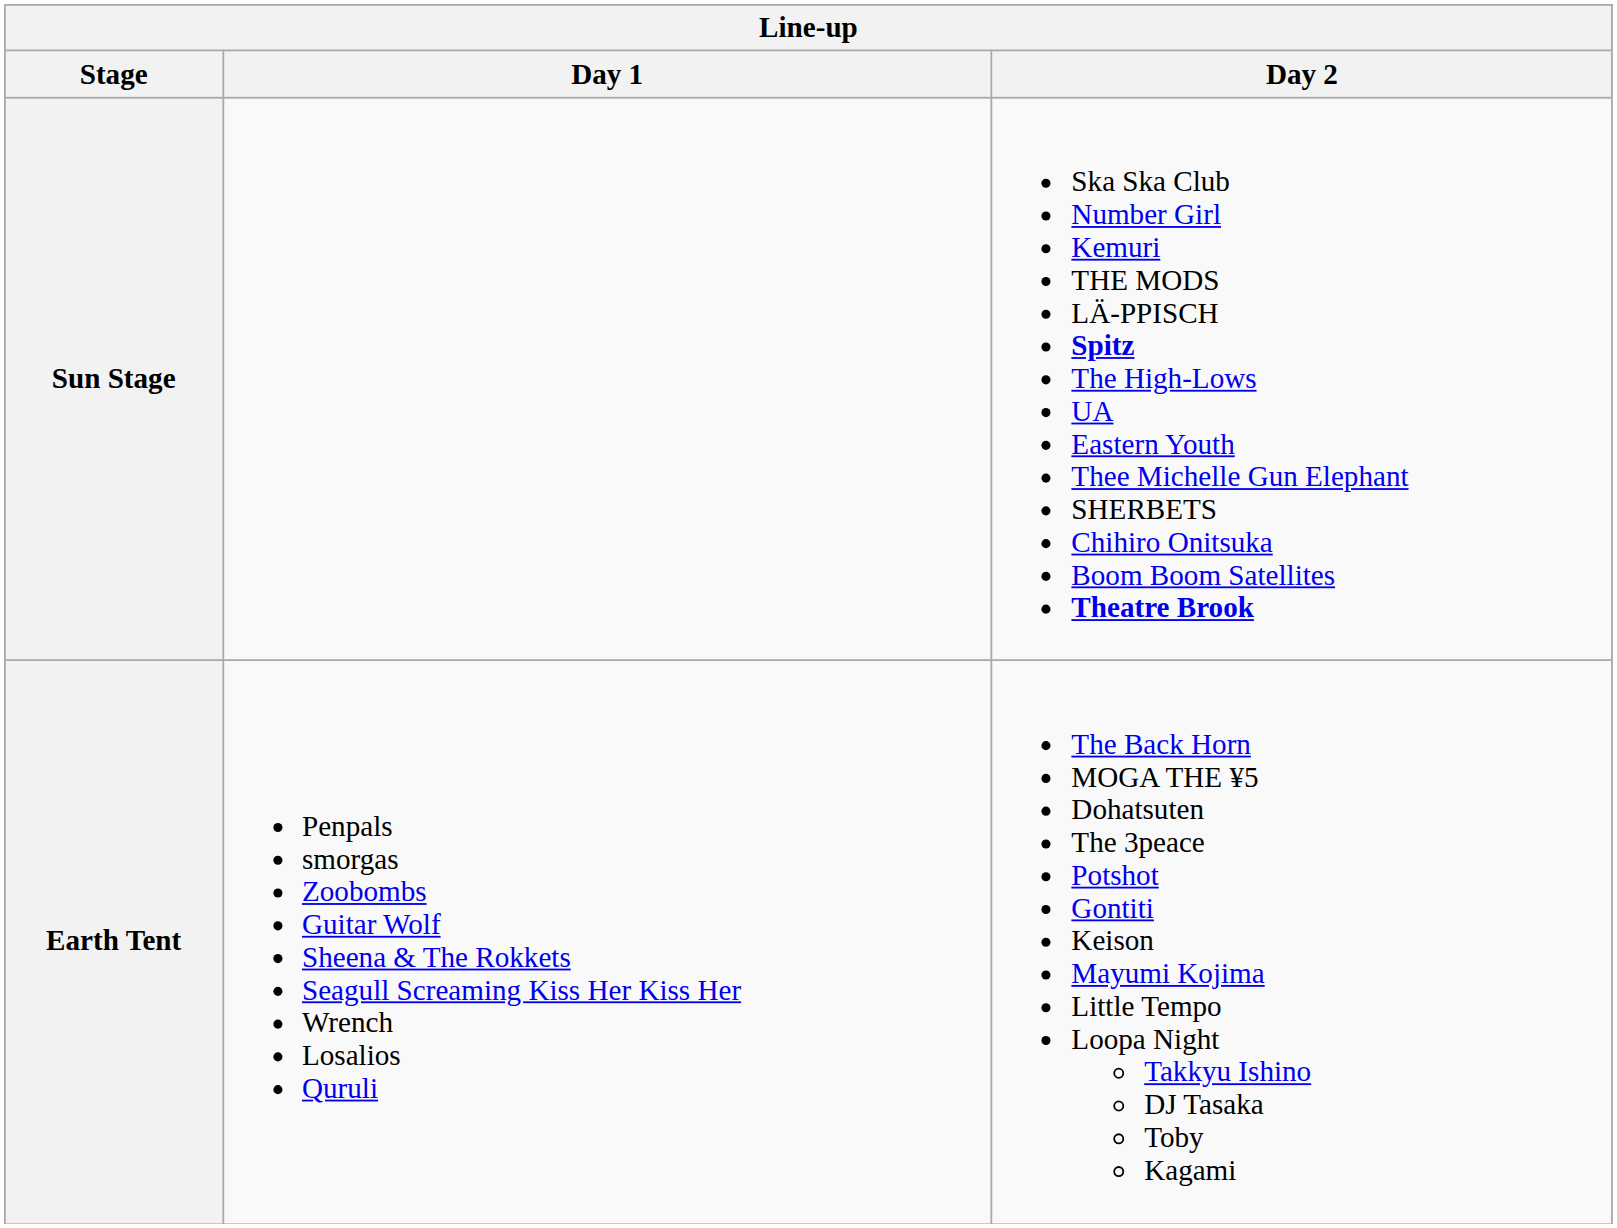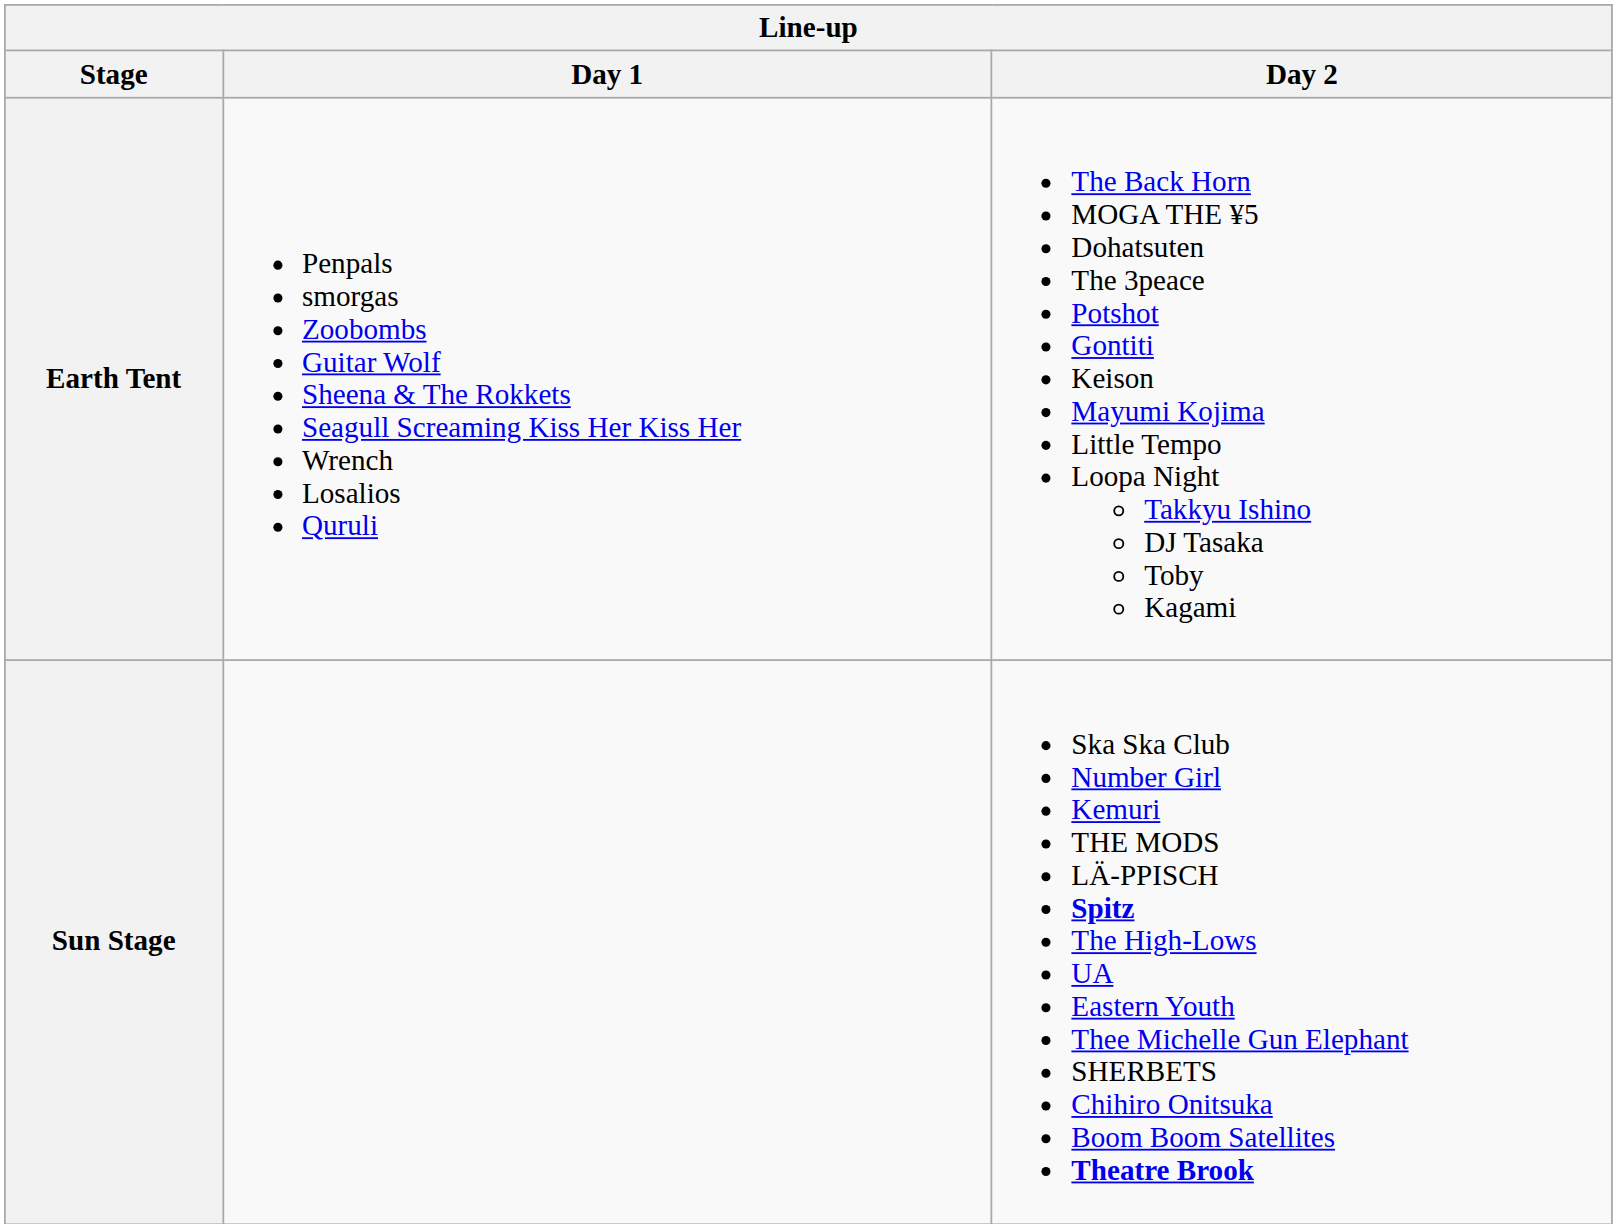rows swapped: (114, 378) <-> (114, 941)
